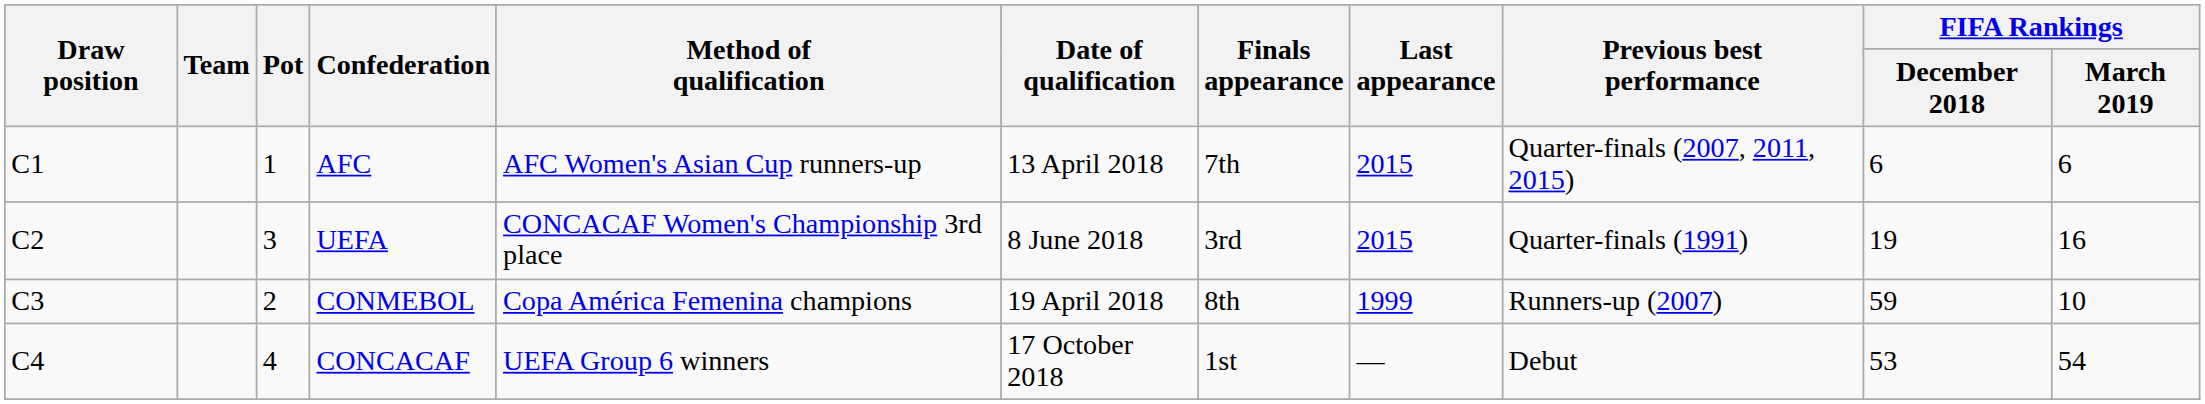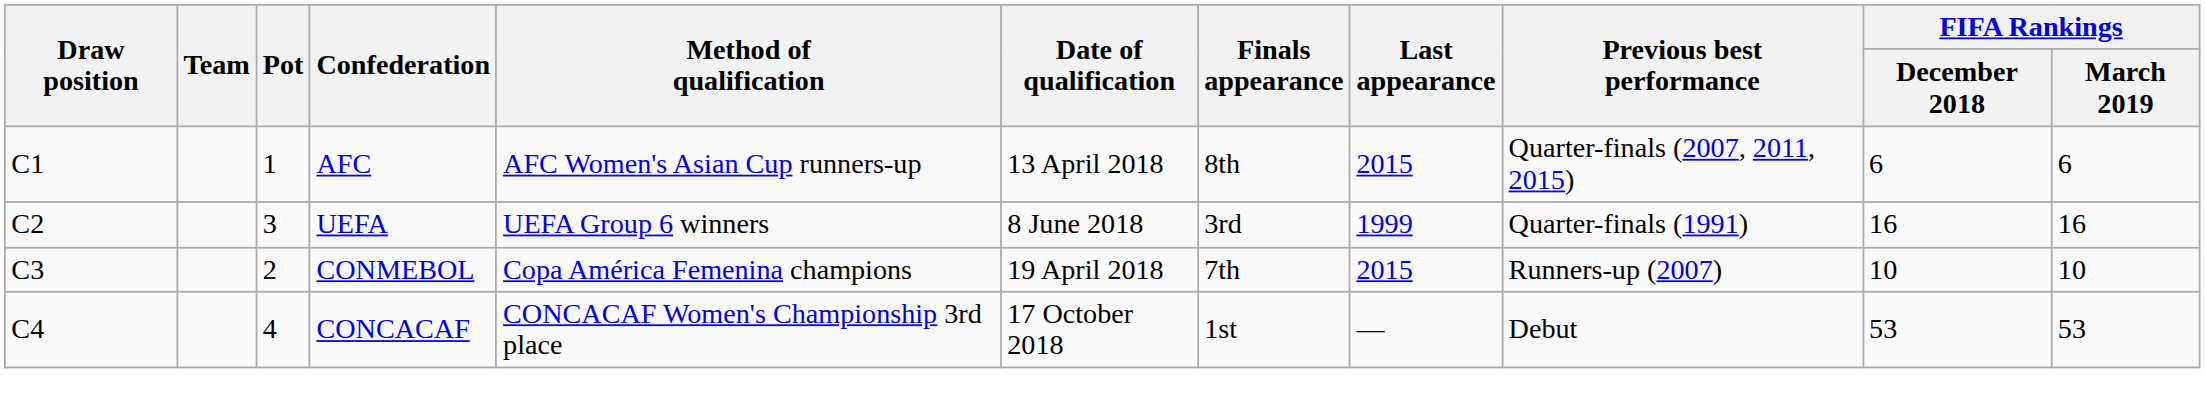(1222, 163) 7th -> (1222, 163) 8th
(742, 240) CONCACAF Women's Championship 3rd place -> (636, 224) UEFA Group 6 winners
(1385, 240) 2015 -> (1385, 224) 1999
(1883, 240) 19 -> (1883, 224) 16
(1222, 300) 8th -> (1222, 268) 7th
(1385, 300) 1999 -> (1385, 268) 2015
(1883, 300) 59 -> (1883, 268) 10
(636, 361) UEFA Group 6 winners -> (742, 329) CONCACAF Women's Championship 3rd place
(2072, 361) 54 -> (2072, 329) 53
